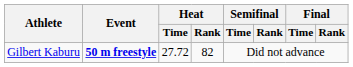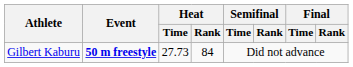(175, 53) 27.72 -> (175, 53) 27.73
(207, 53) 82 -> (207, 53) 84
